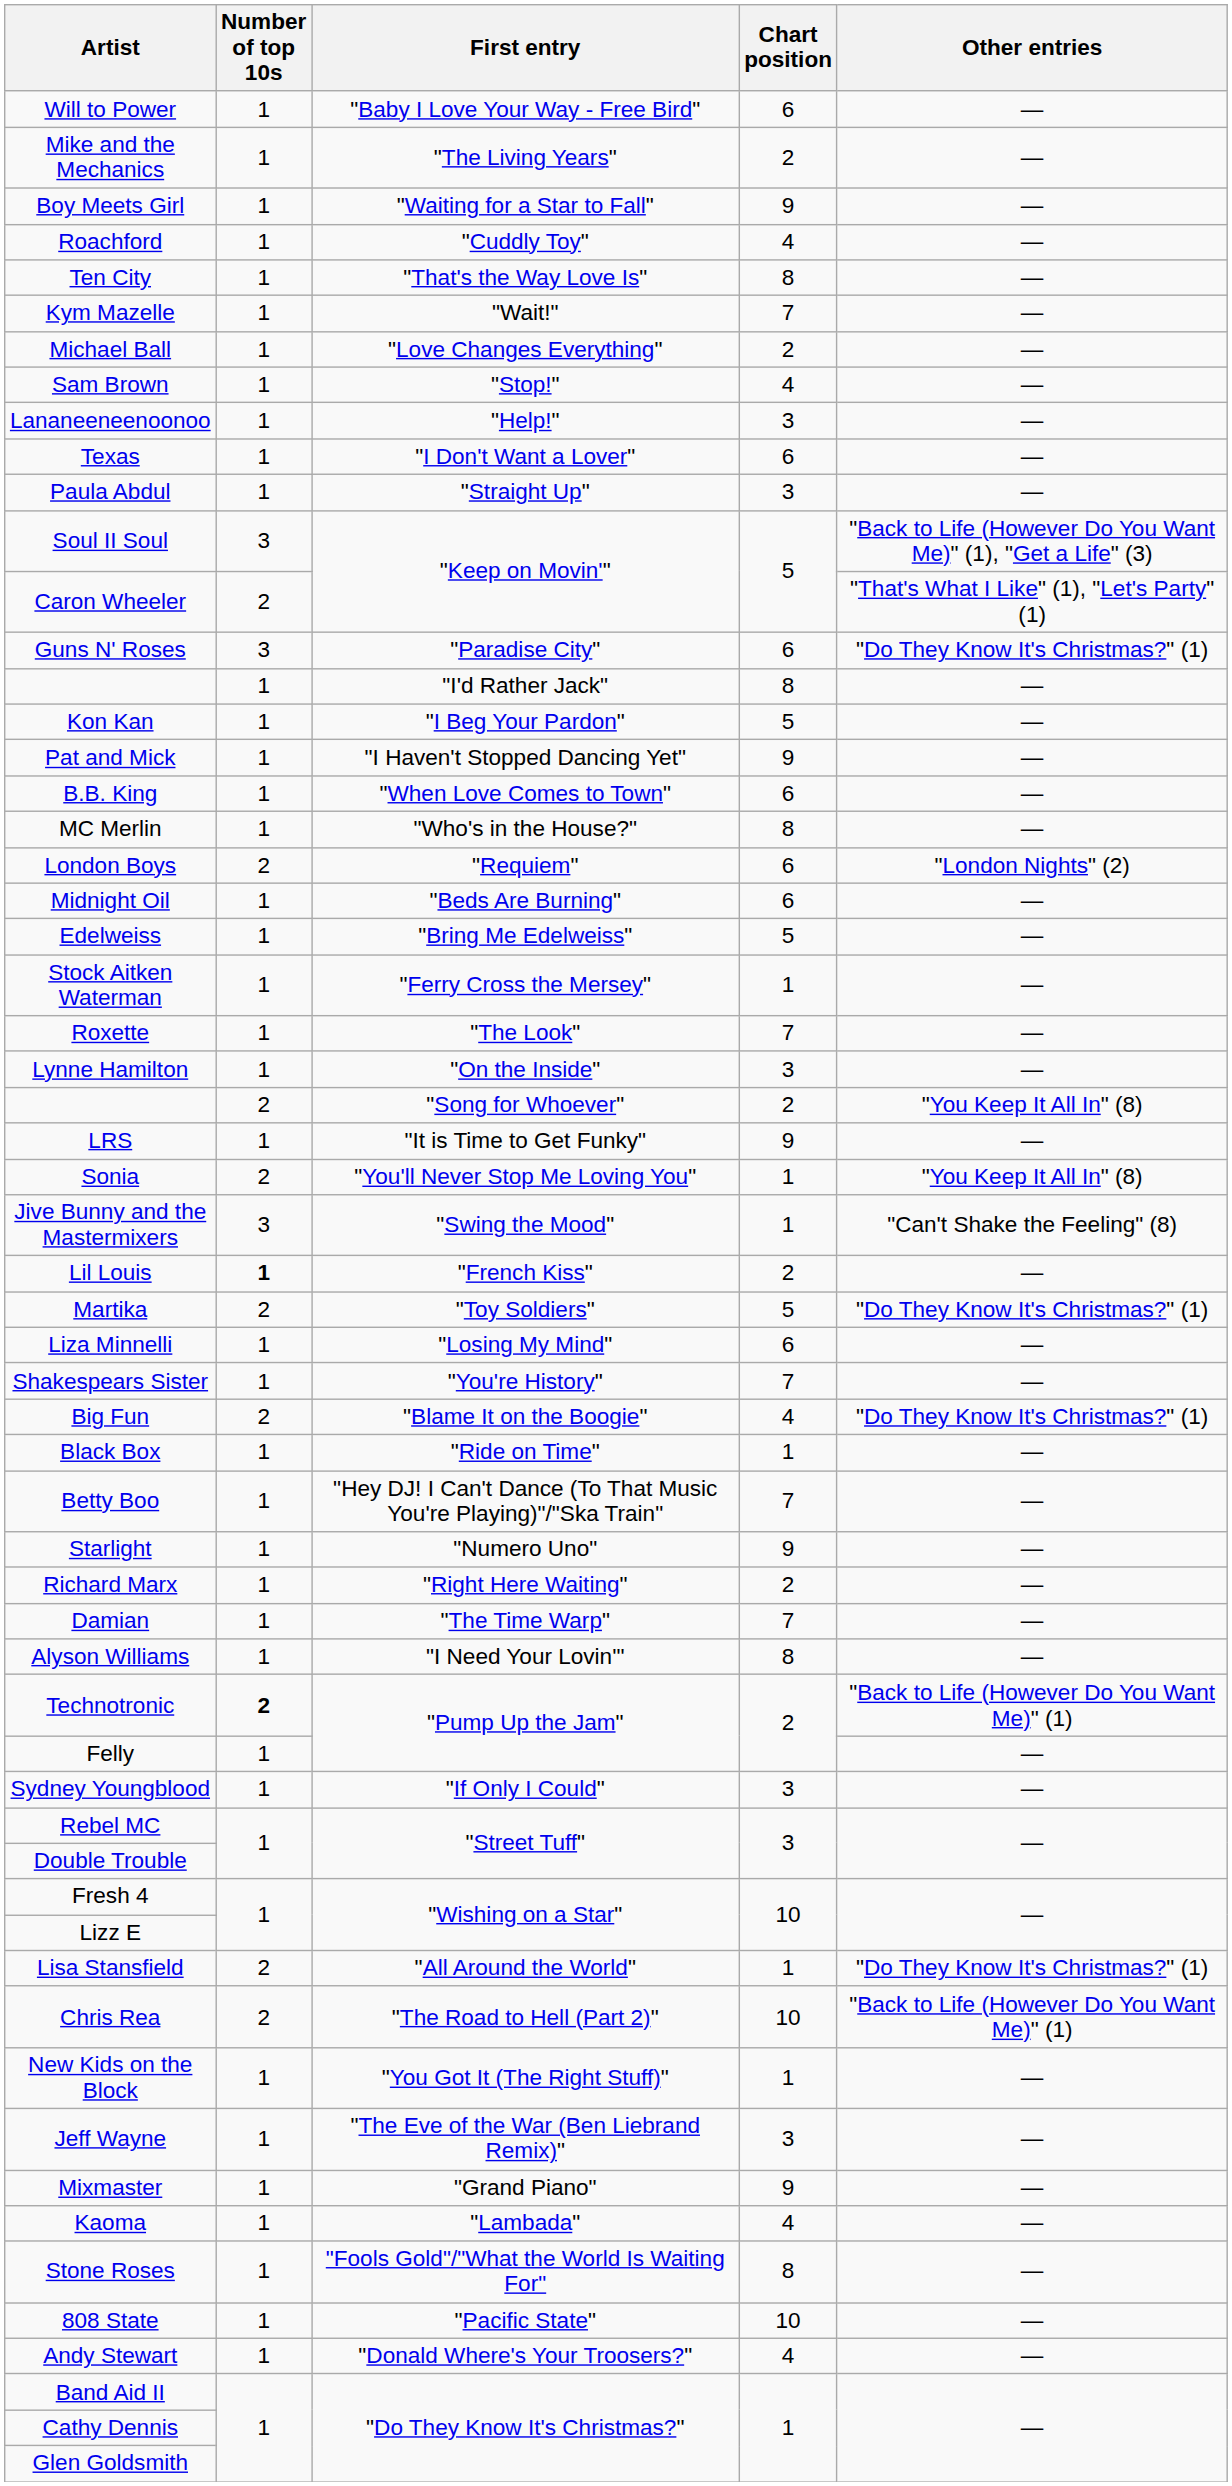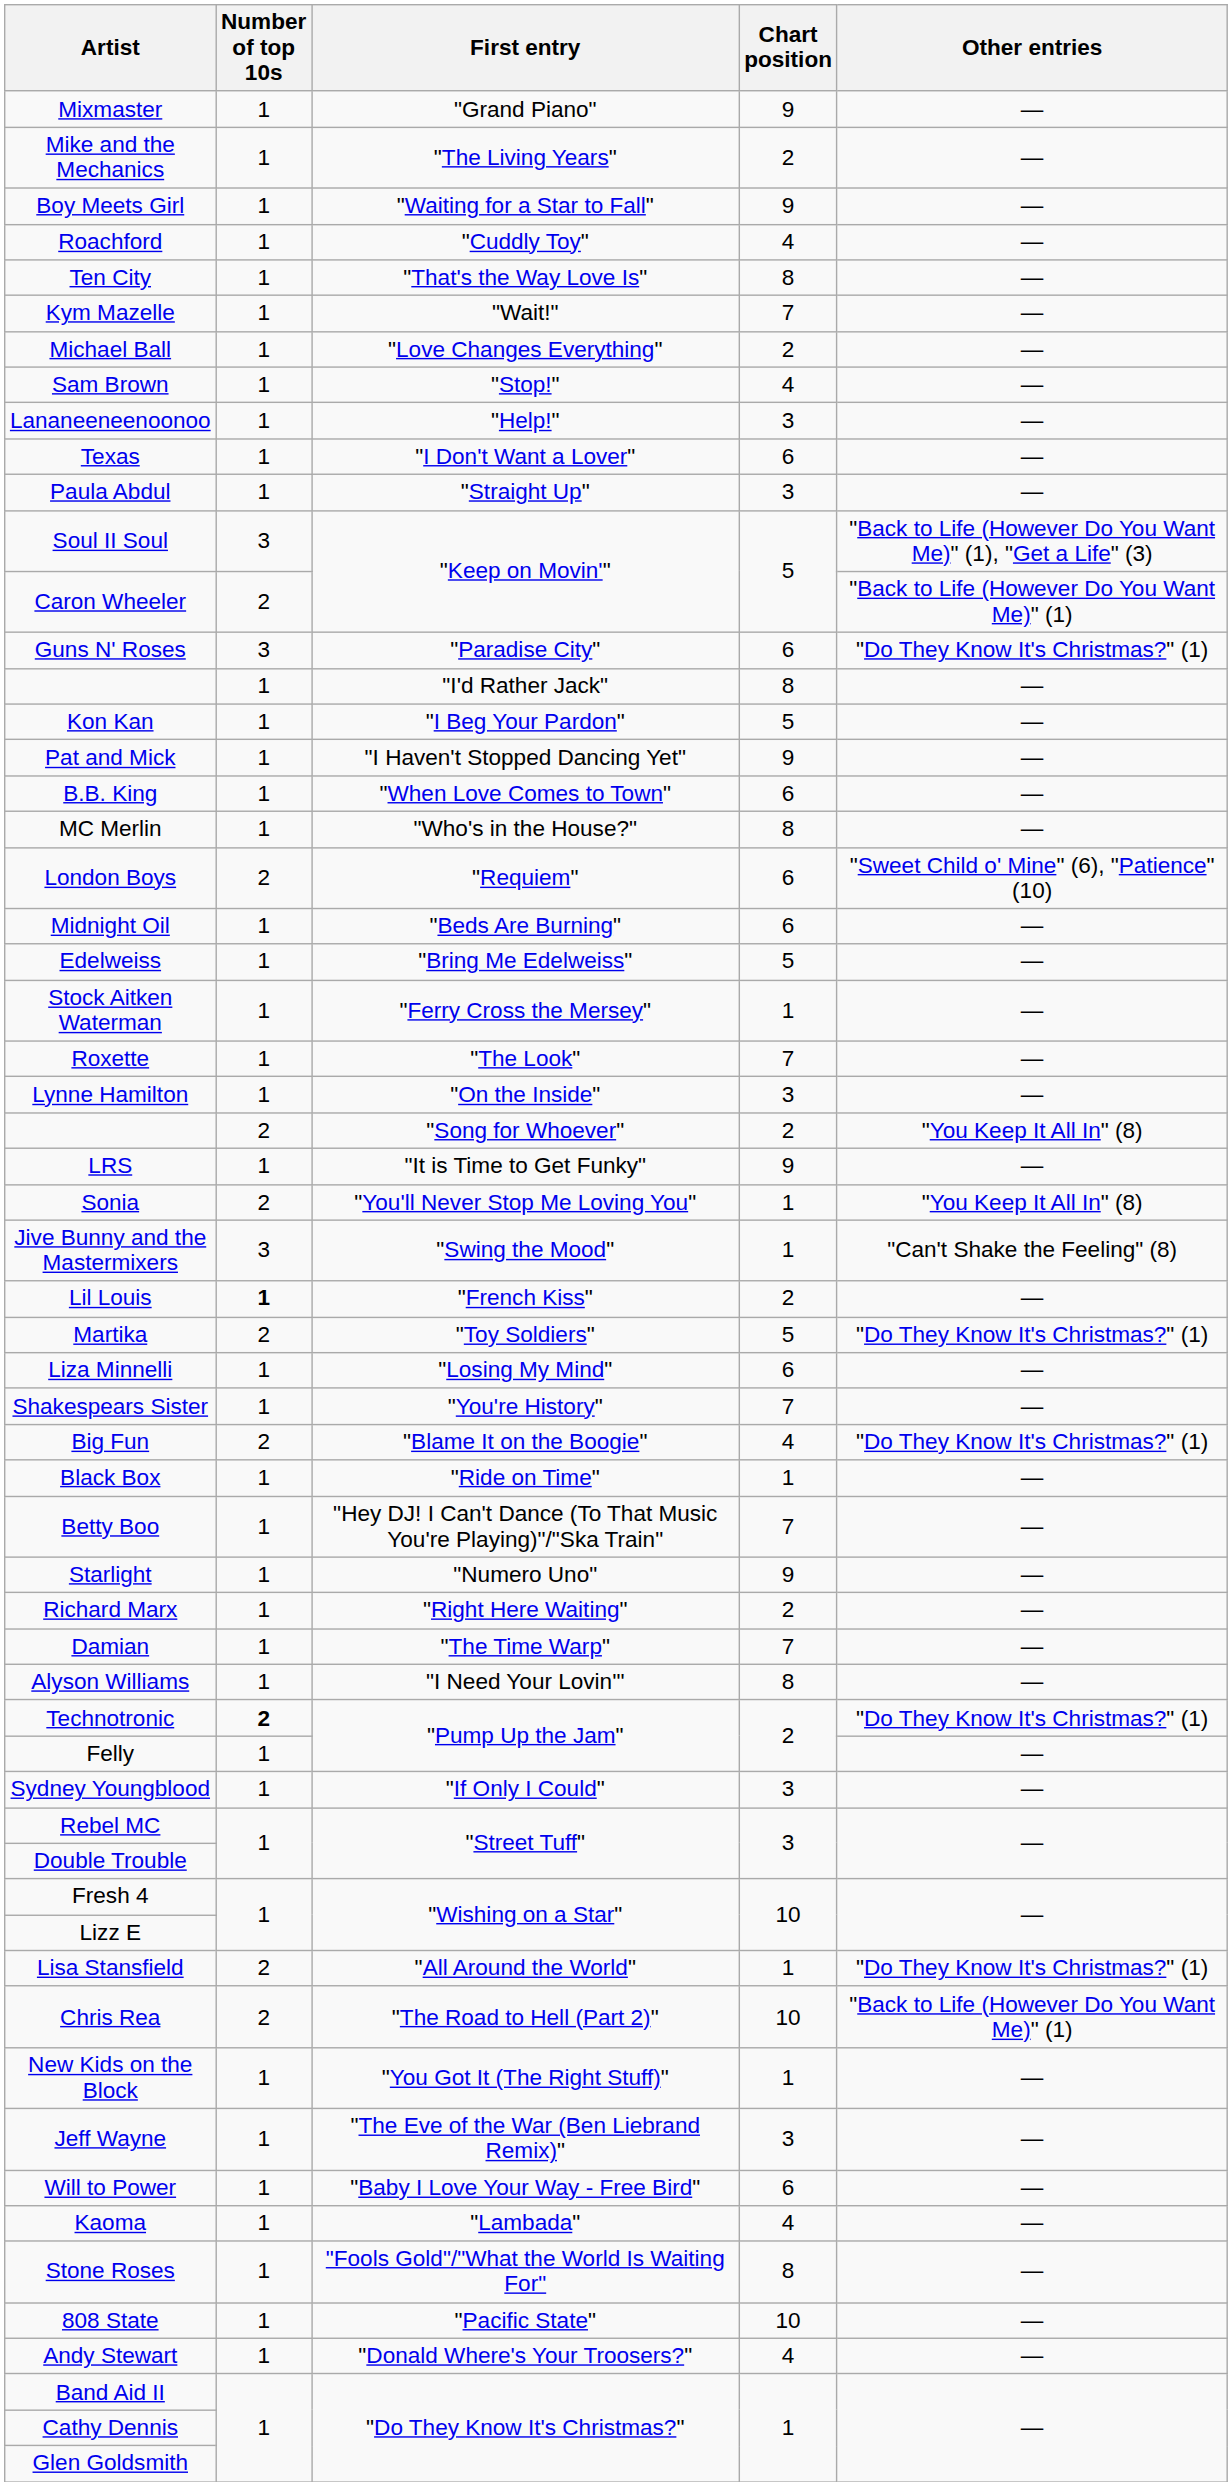rows swapped: (110, 108) <-> (110, 2187)
(1032, 601) "That's What I Like" (1), "Let's Party" (1) -> (1032, 601) "Back to Life (However Do You Want Me)" (1)
(1032, 864) "London Nights" (2) -> (1032, 877) "Sweet Child o' Mine" (6), "Patience" (10)
(1032, 1705) "Back to Life (However Do You Want Me)" (1) -> (1032, 1717) "Do They Know It's Christmas?" (1)
